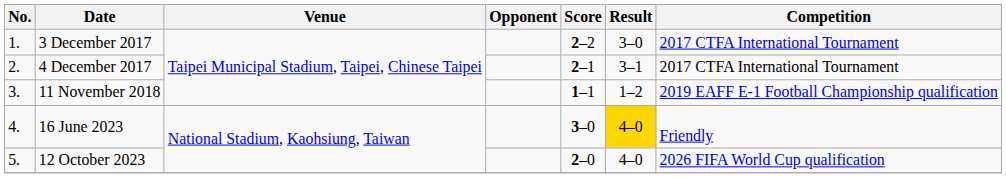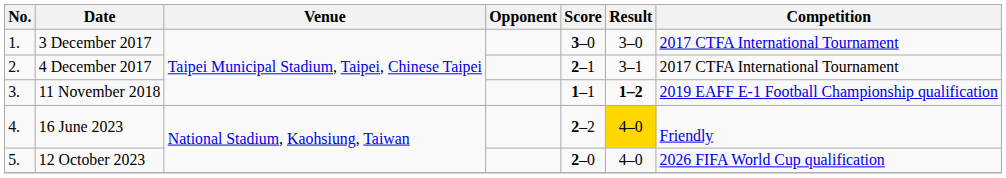(583, 42) 2–2 -> (583, 42) 3–0
(631, 92) normal -> (631, 92) bold
(583, 126) 3–0 -> (583, 126) 2–2
